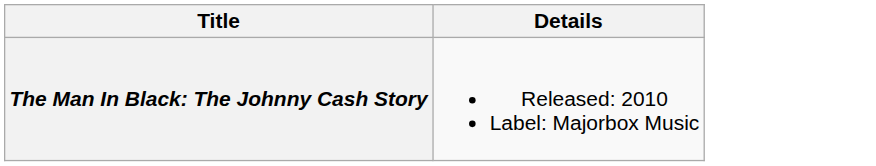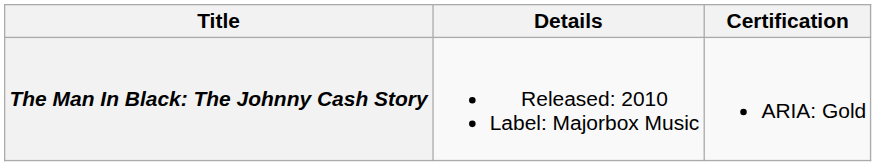+ column: (788, 21)
